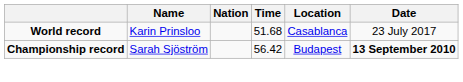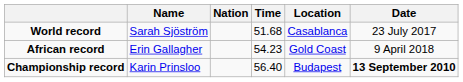(165, 31) Karin Prinsloo -> (169, 31) Sarah Sjöström
+ row: (66, 49)
(169, 49) Sarah Sjöström -> (165, 67) Karin Prinsloo
(268, 49) 56.42 -> (268, 67) 56.40
